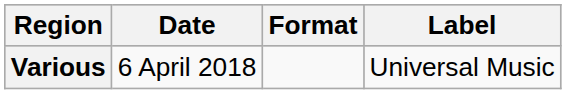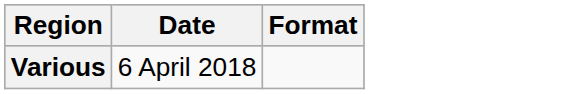- column: (462, 25)
